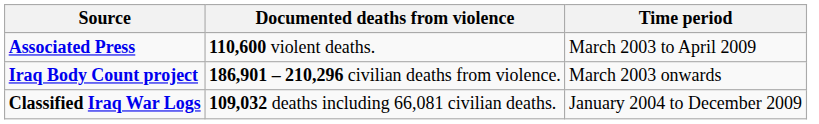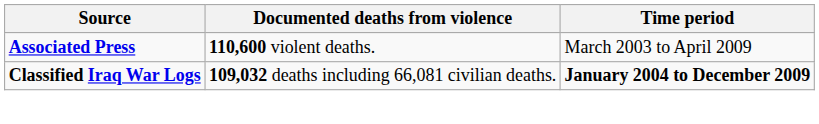- row: (103, 75)
(686, 103) normal -> (687, 75) bold
